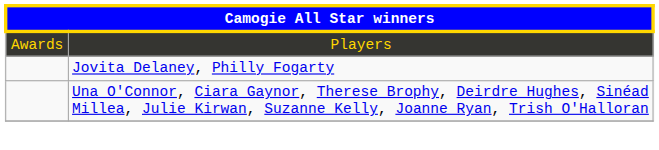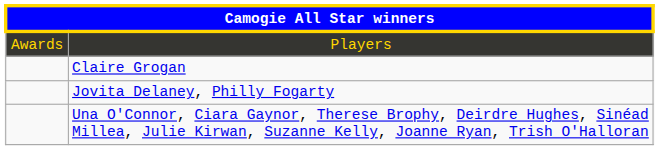+ row: (129, 68)
